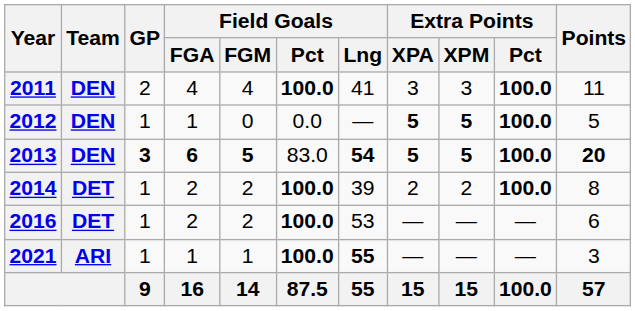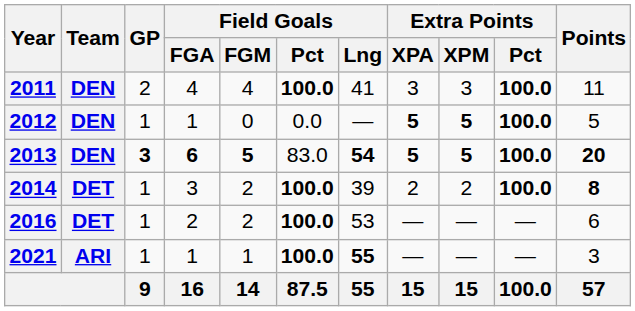(192, 188) 2 -> (192, 188) 3
(594, 188) normal -> (594, 188) bold
